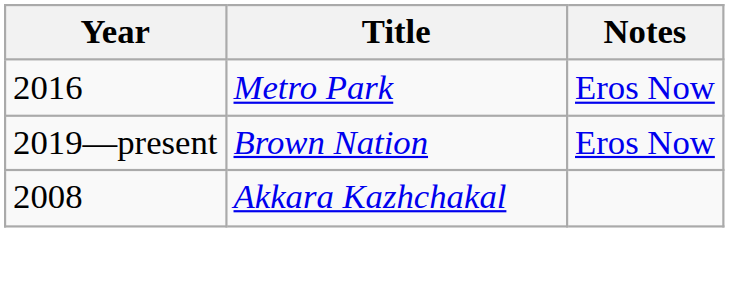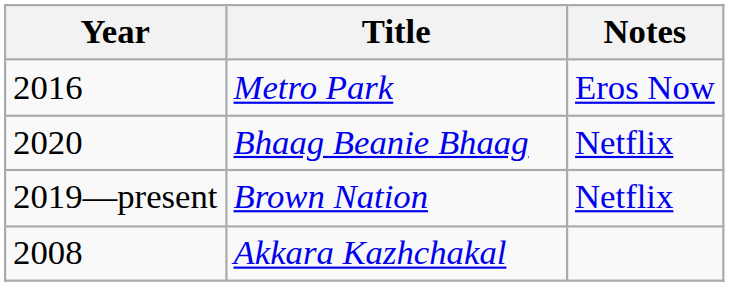+ row: (381, 142)
(645, 142) Eros Now -> (624, 197) Netflix
